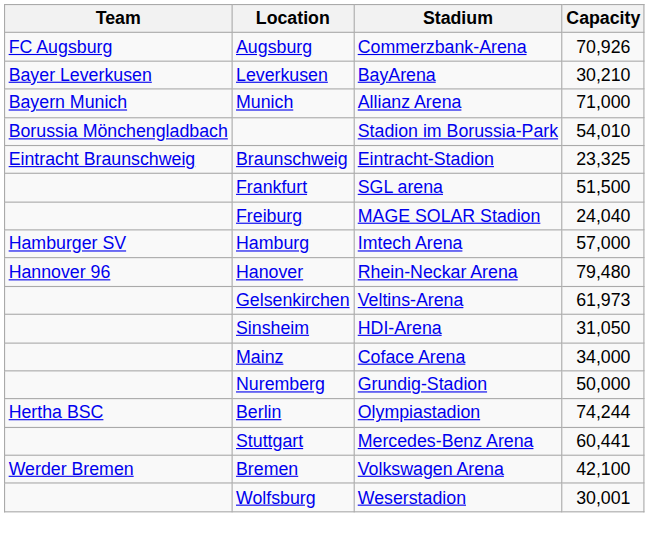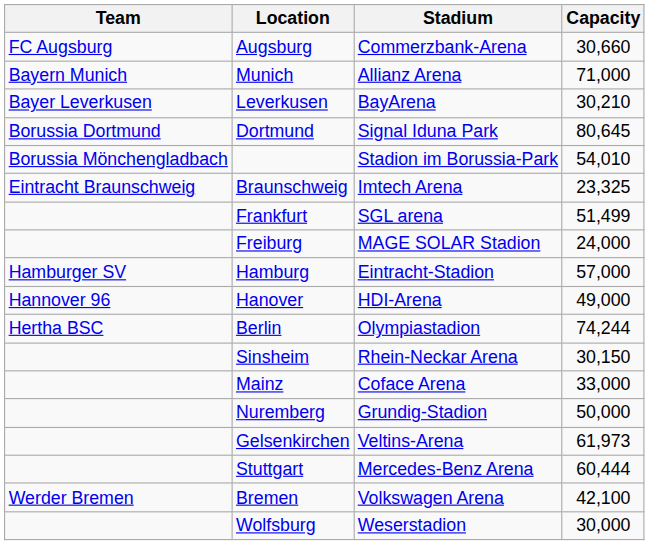(603, 46) 70,926 -> (603, 46) 30,660
rows swapped: (282, 74) <-> (265, 103)
+ row: (275, 131)
(426, 159) Eintracht-Stadion -> (410, 187) Imtech Arena
(603, 187) 51,500 -> (603, 215) 51,499
(603, 215) 24,040 -> (603, 243) 24,000
(410, 243) Imtech Arena -> (426, 272) Eintracht-Stadion
(438, 272) Rhein-Neckar Arena -> (400, 300) HDI-Arena
(603, 272) 79,480 -> (603, 300) 49,000
rows swapped: (259, 412) <-> (293, 300)
(400, 328) HDI-Arena -> (438, 356) Rhein-Neckar Arena
(603, 328) 31,050 -> (603, 356) 30,150
(603, 356) 34,000 -> (603, 384) 33,000
(603, 441) 60,441 -> (603, 469) 60,444
(603, 497) 30,001 -> (603, 525) 30,000
